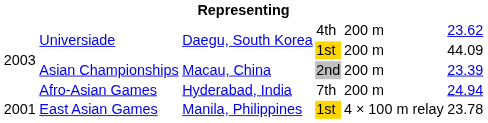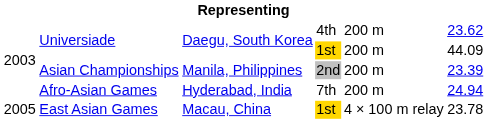(227, 70) Macau, China -> (242, 70) Manila, Philippines
(20, 109) 2001 -> (20, 109) 2005
(242, 109) Manila, Philippines -> (227, 109) Macau, China
